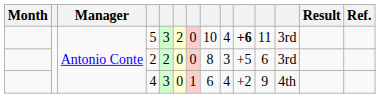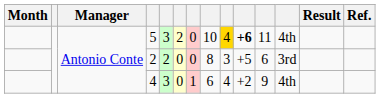(227, 37) no background -> (227, 37) gold background
(287, 37) 3rd -> (287, 37) 4th
